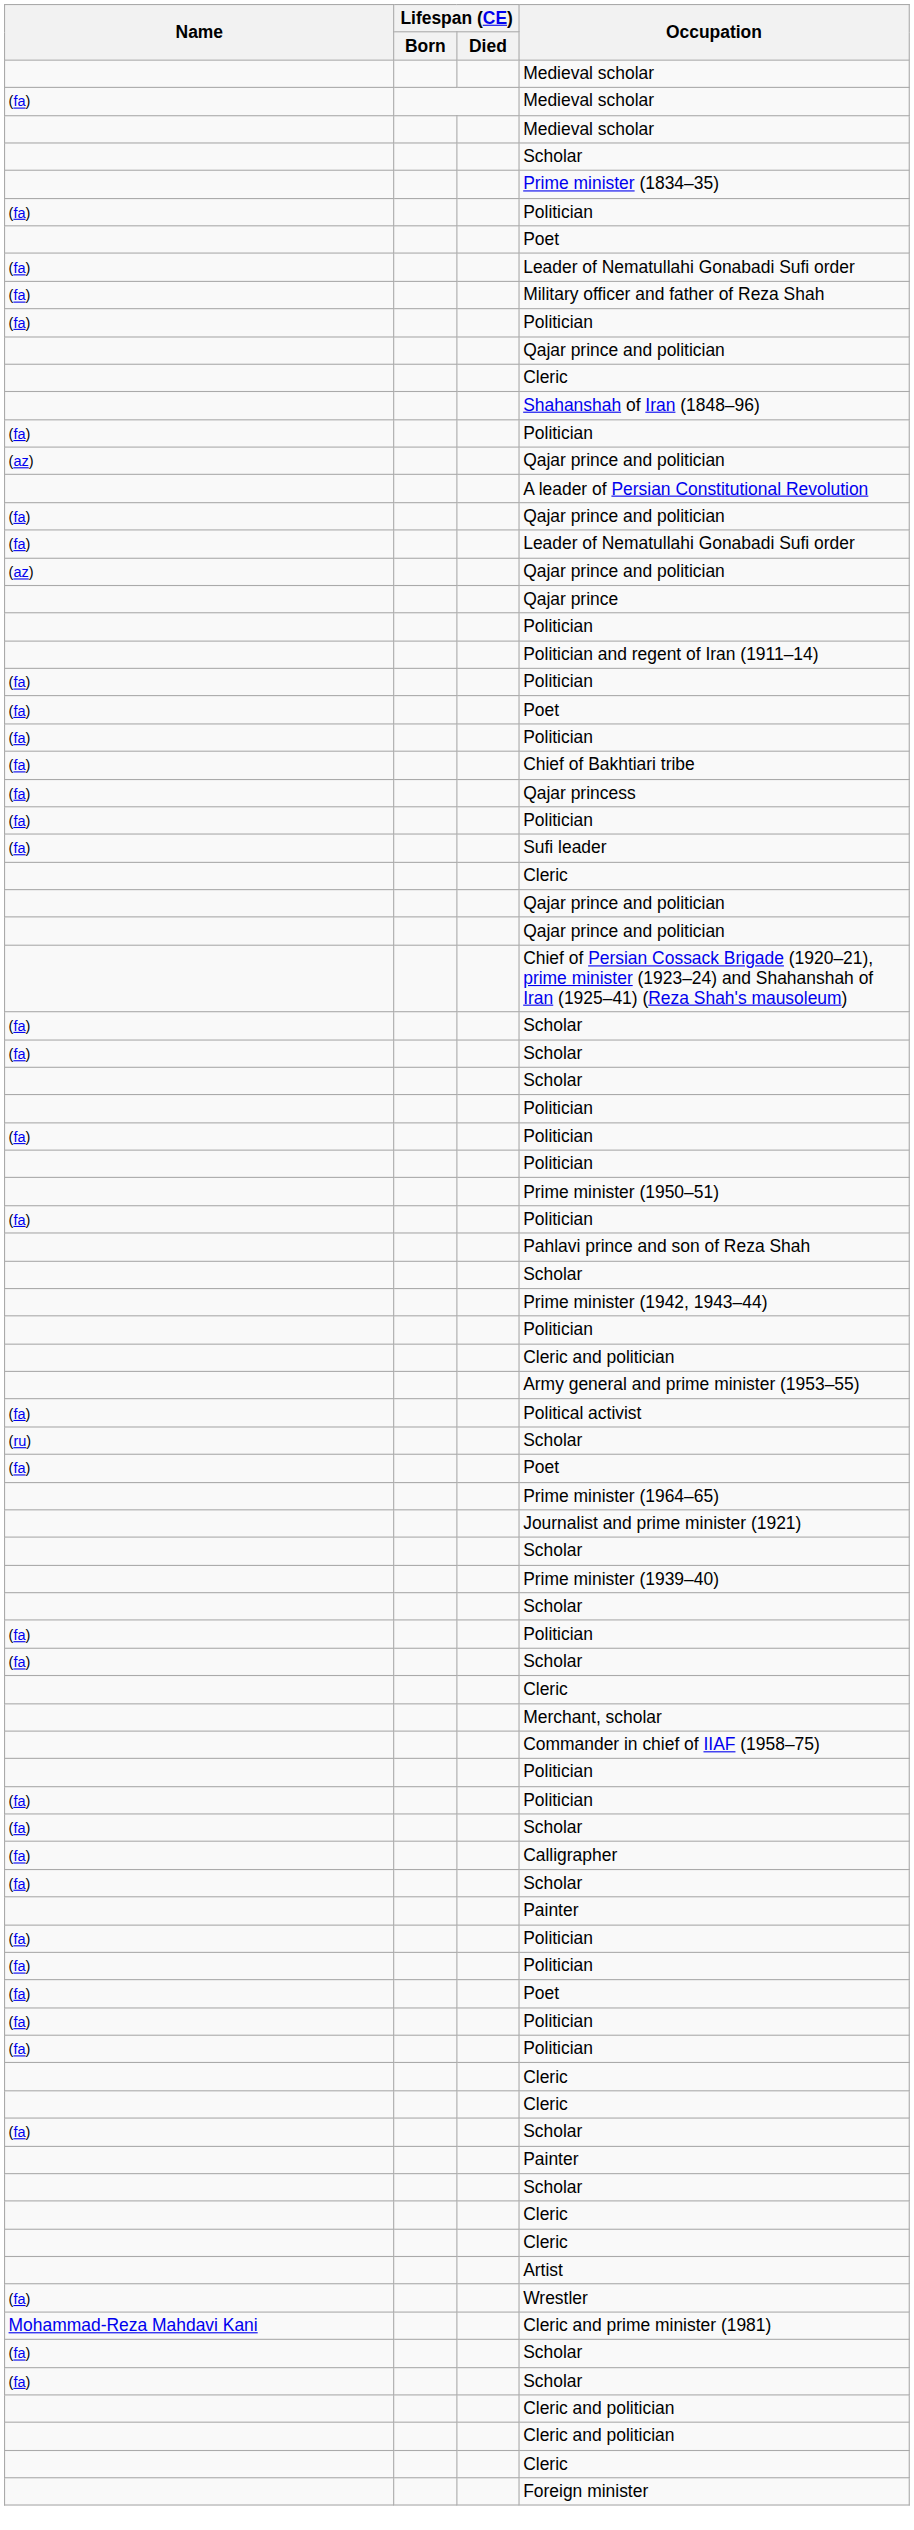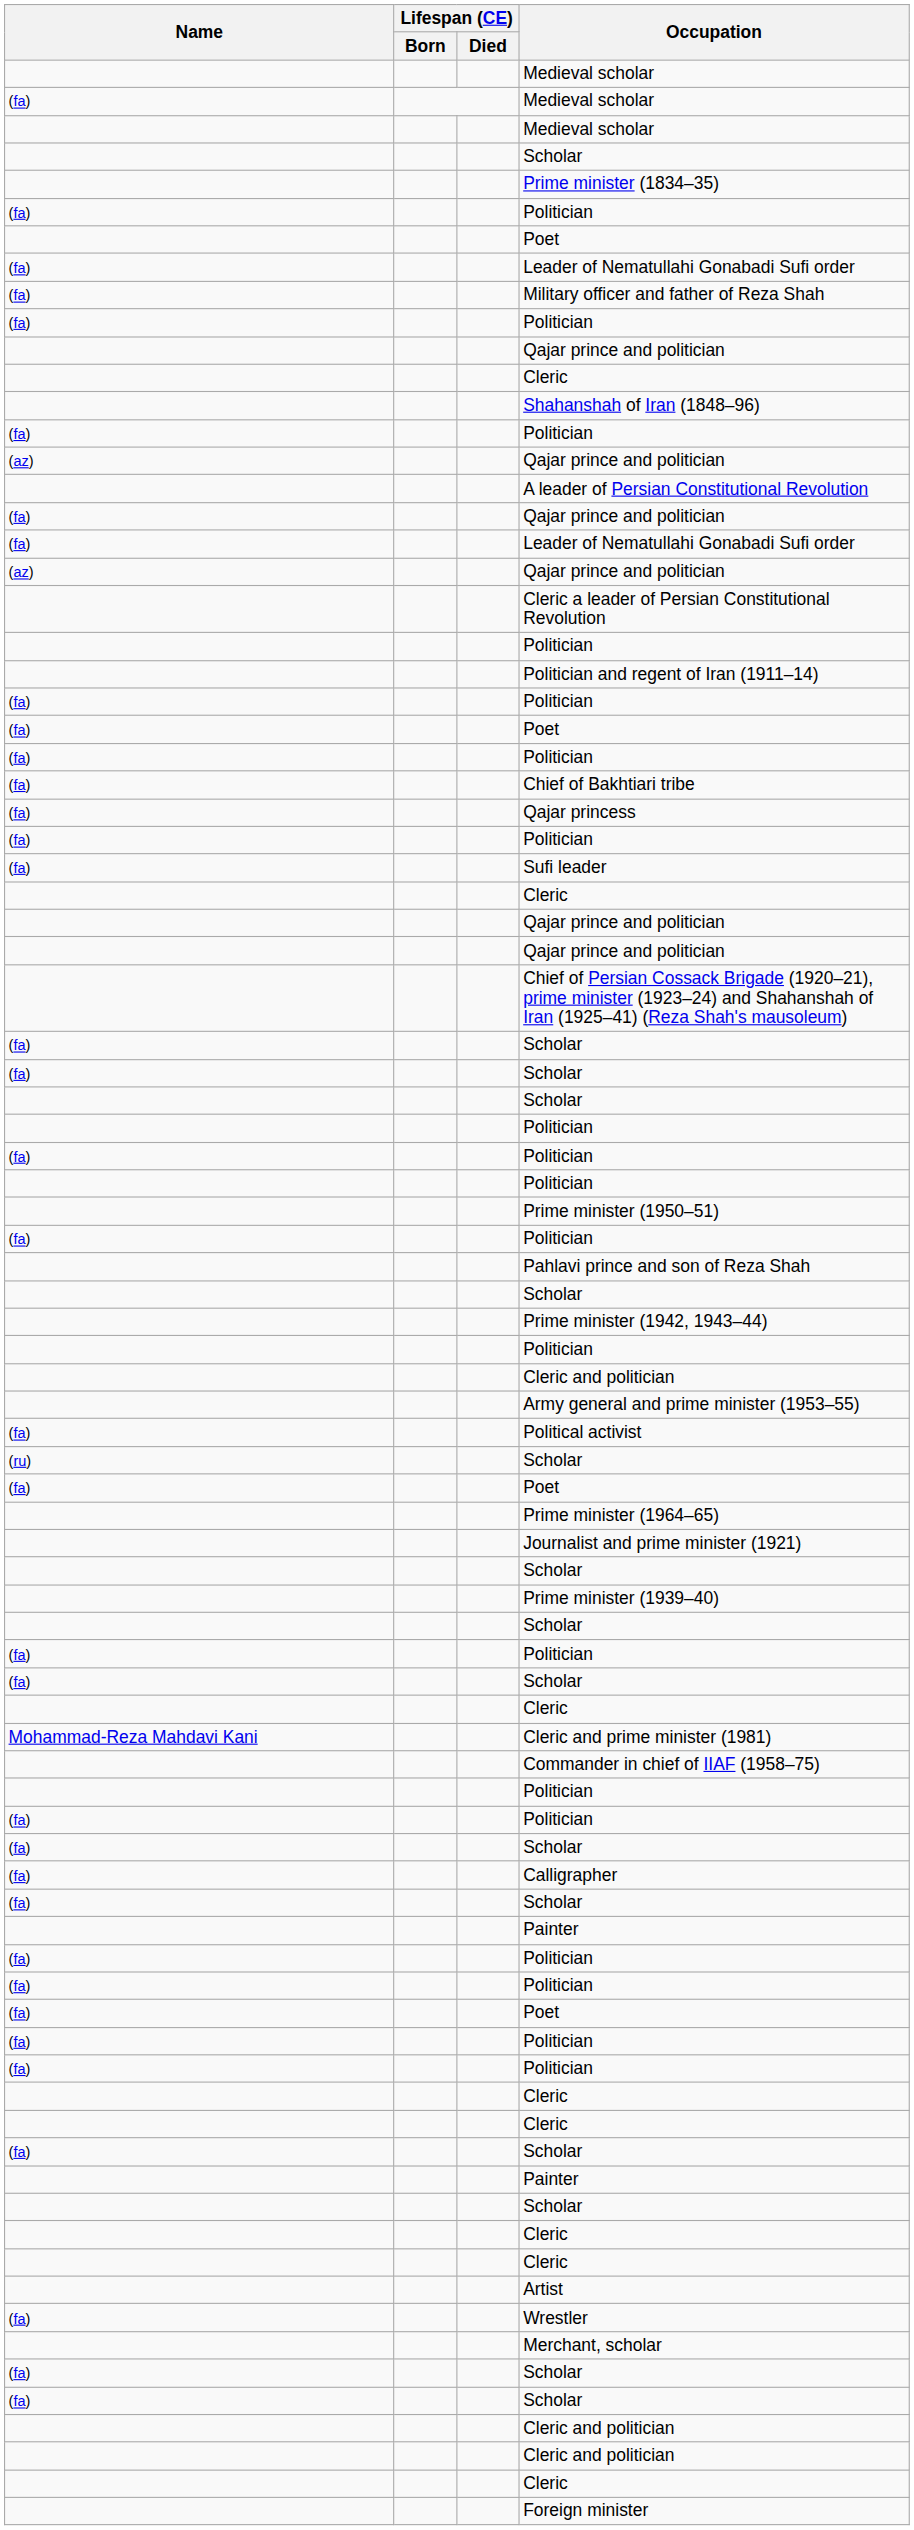+ row: (199, 609)
- row: (199, 599)
rows swapped: (199, 1717) <-> (133, 2325)
